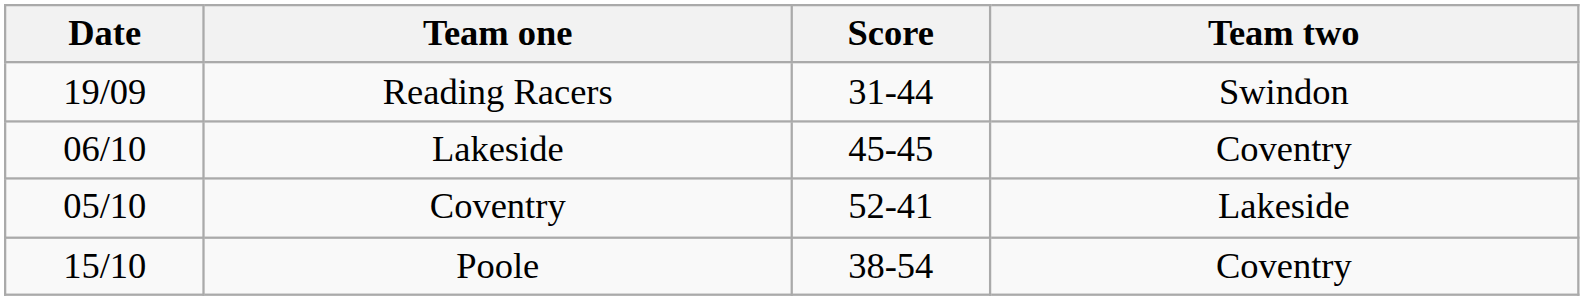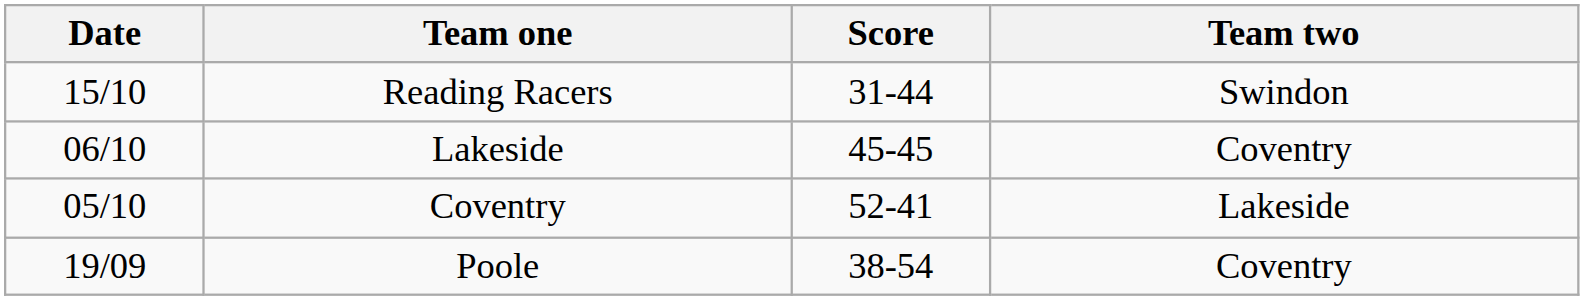(105, 91) 19/09 -> (105, 91) 15/10
(105, 264) 15/10 -> (105, 264) 19/09
